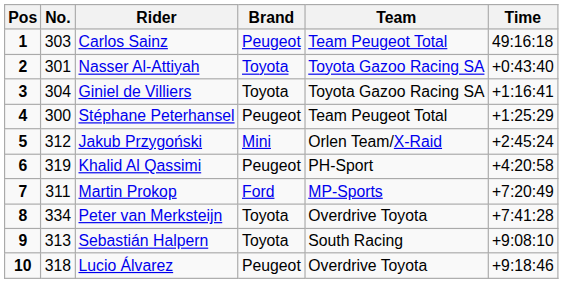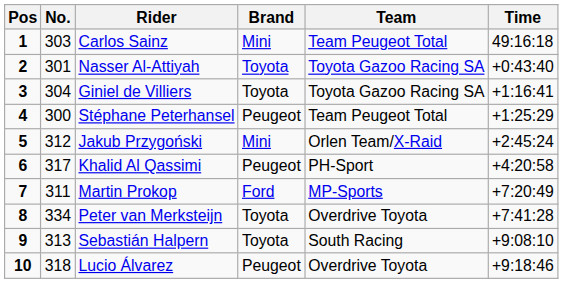(271, 41) Peugeot -> (256, 41) Mini
(58, 166) 319 -> (58, 166) 317
